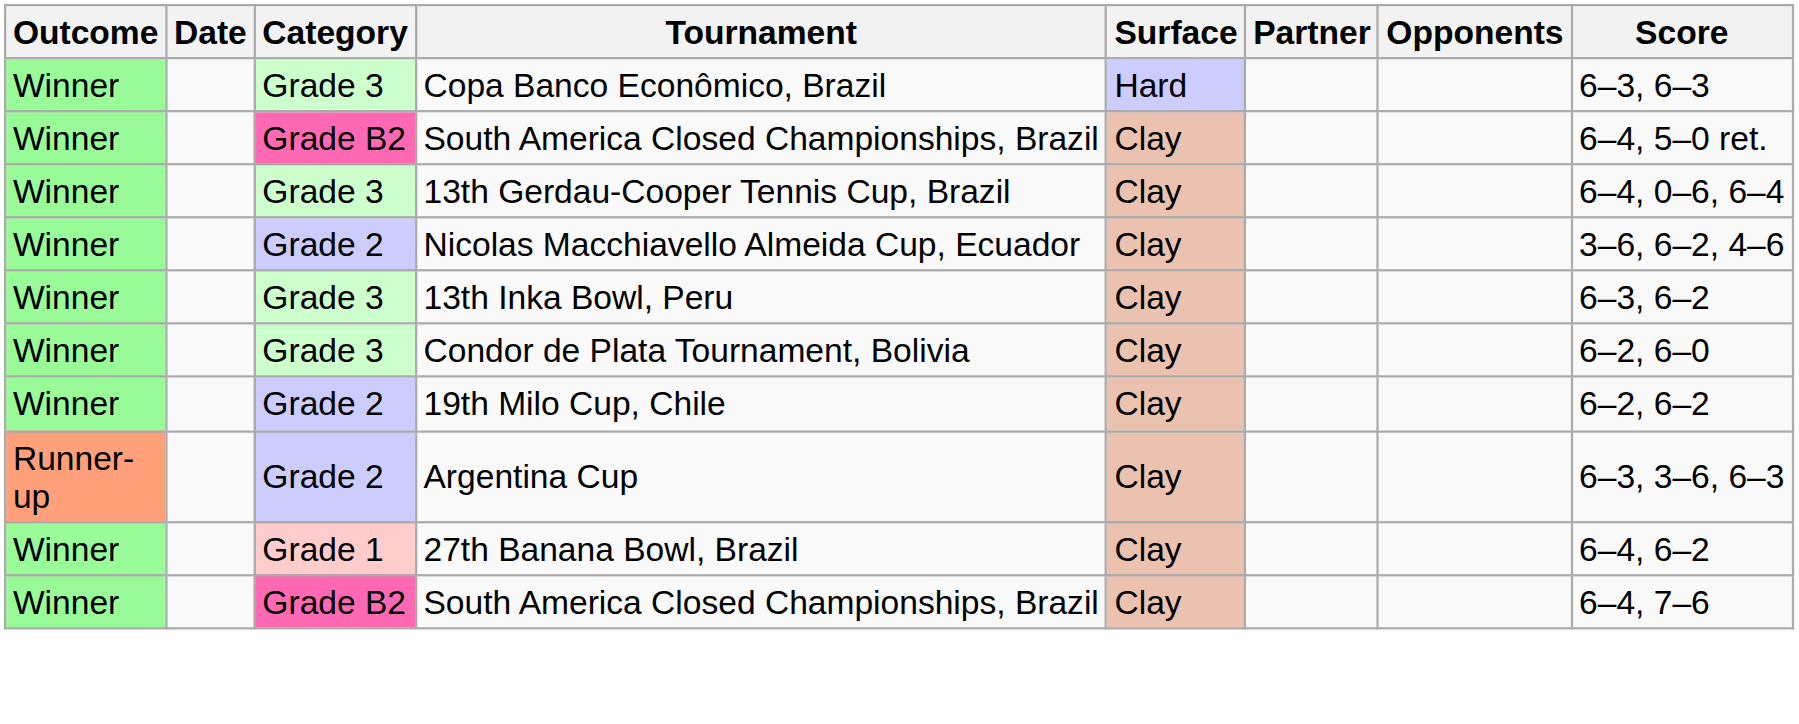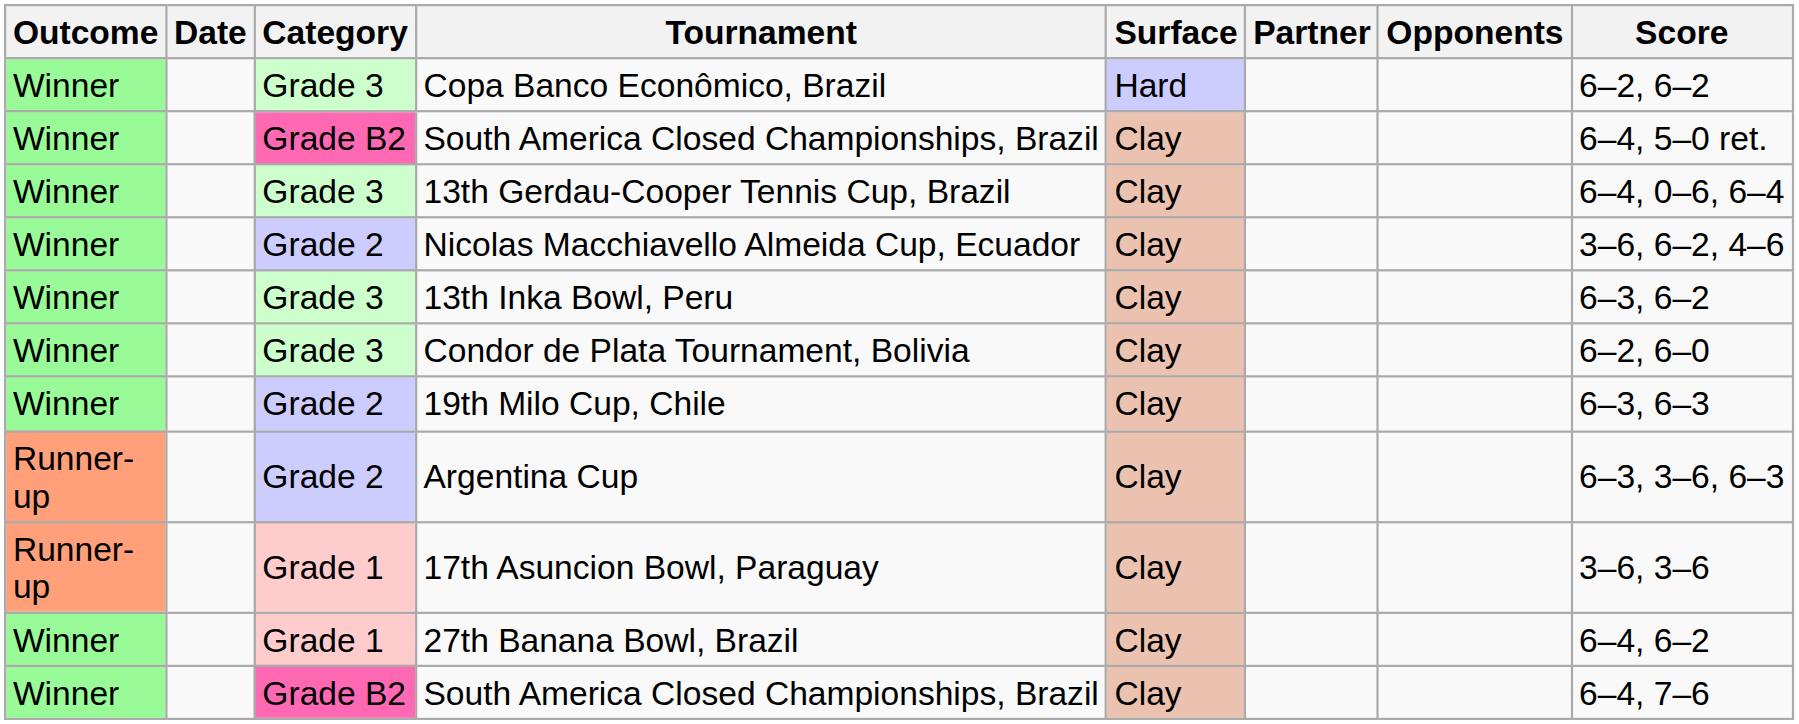(1644, 85) 6–3, 6–3 -> (1644, 85) 6–2, 6–2
(1644, 404) 6–2, 6–2 -> (1644, 404) 6–3, 6–3
+ row: (323, 567)
